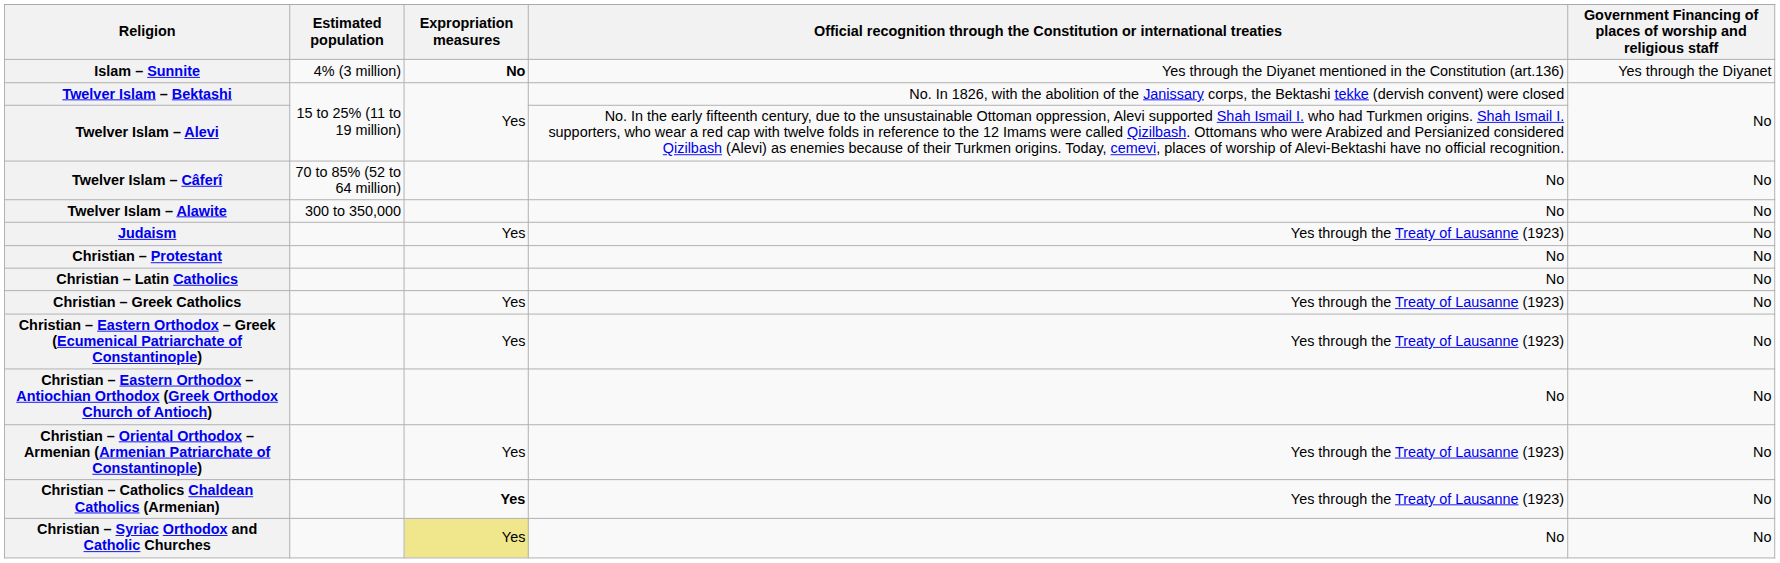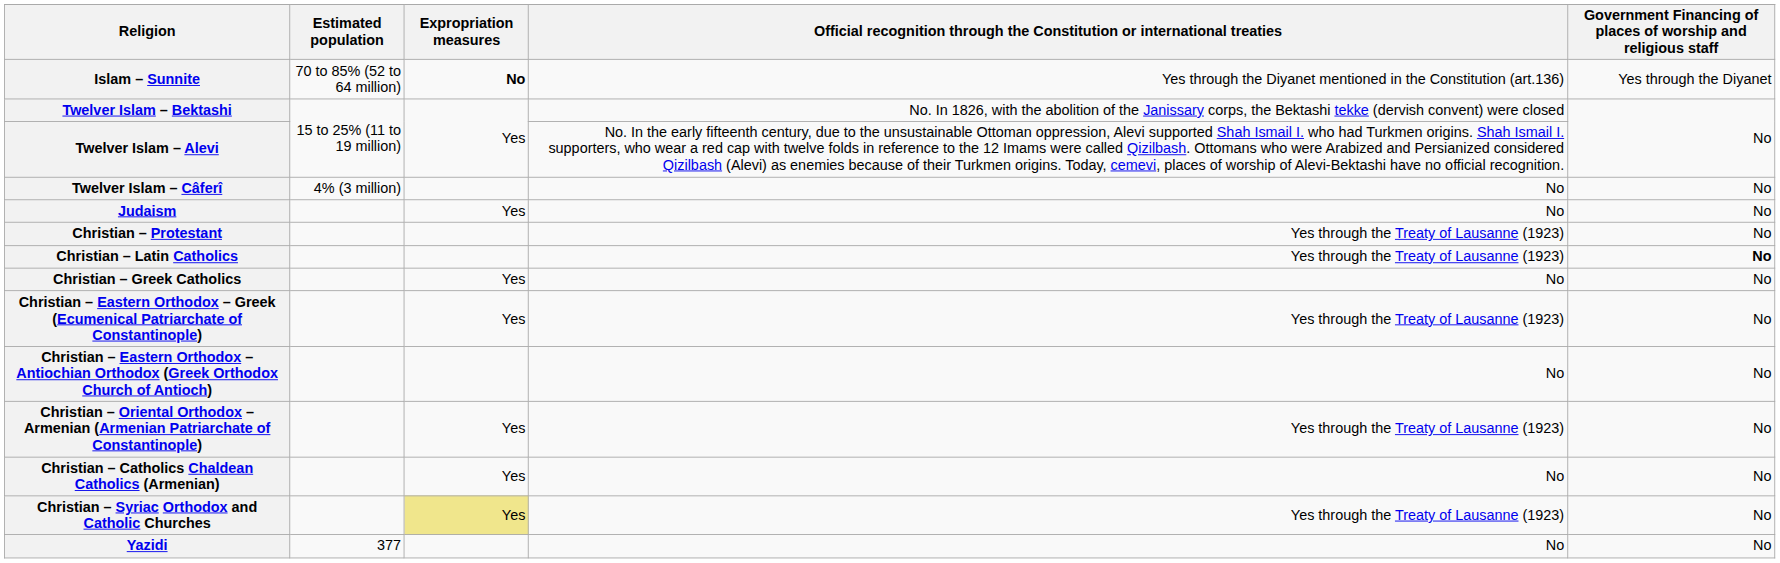(357, 71) 4% (3 million) -> (348, 79) 70 to 85% (52 to 64 million)
(348, 180) 70 to 85% (52 to 64 million) -> (357, 188) 4% (3 million)
- row: (147, 211)
(1427, 233) Yes through the Treaty of Lausanne (1923) -> (1555, 211) No
(1555, 256) No -> (1427, 233) Yes through the Treaty of Lausanne (1923)
(1555, 279) No -> (1427, 256) Yes through the Treaty of Lausanne (1923)
(1762, 279) normal -> (1762, 256) bold
(1427, 302) Yes through the Treaty of Lausanne (1923) -> (1555, 279) No
(513, 499) bold -> (514, 476) normal
(1427, 499) Yes through the Treaty of Lausanne (1923) -> (1555, 476) No
(1555, 538) No -> (1427, 515) Yes through the Treaty of Lausanne (1923)
+ row: (147, 546)
